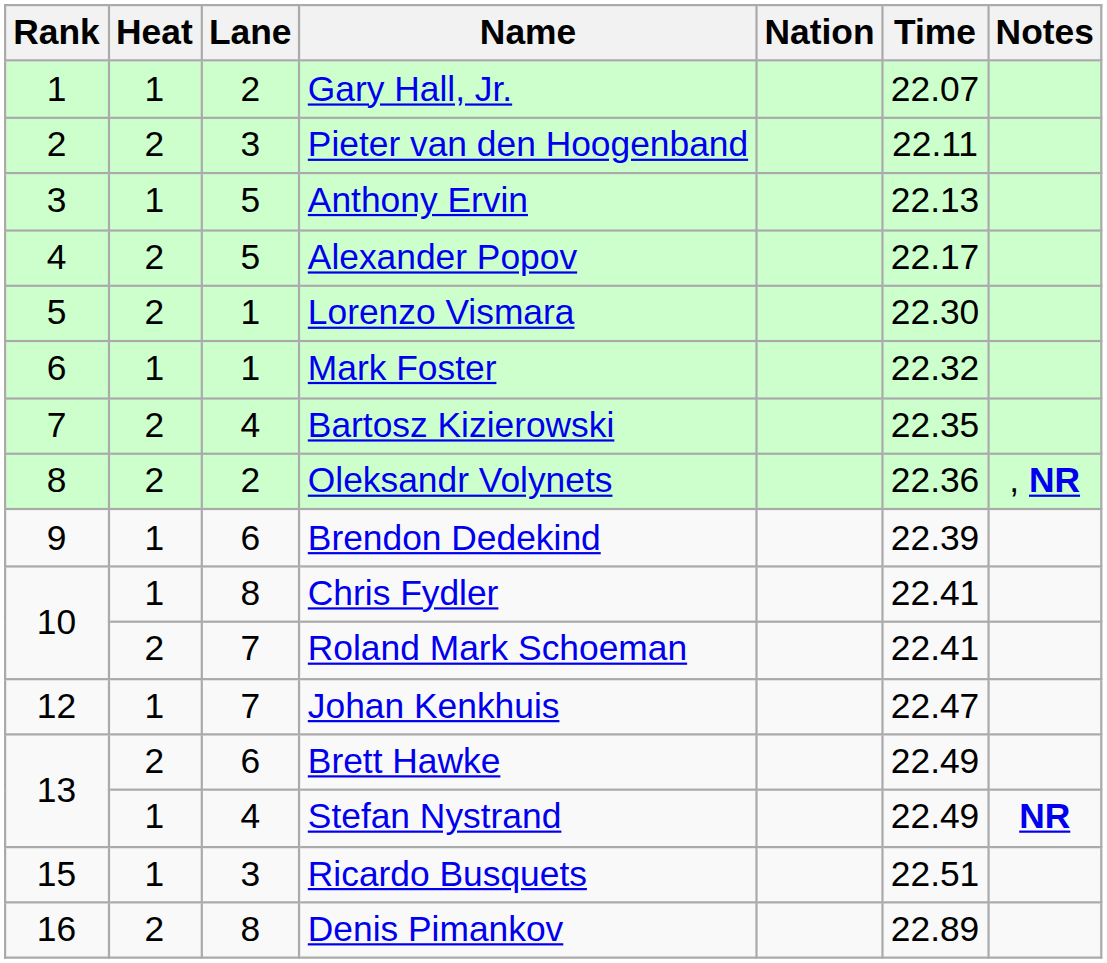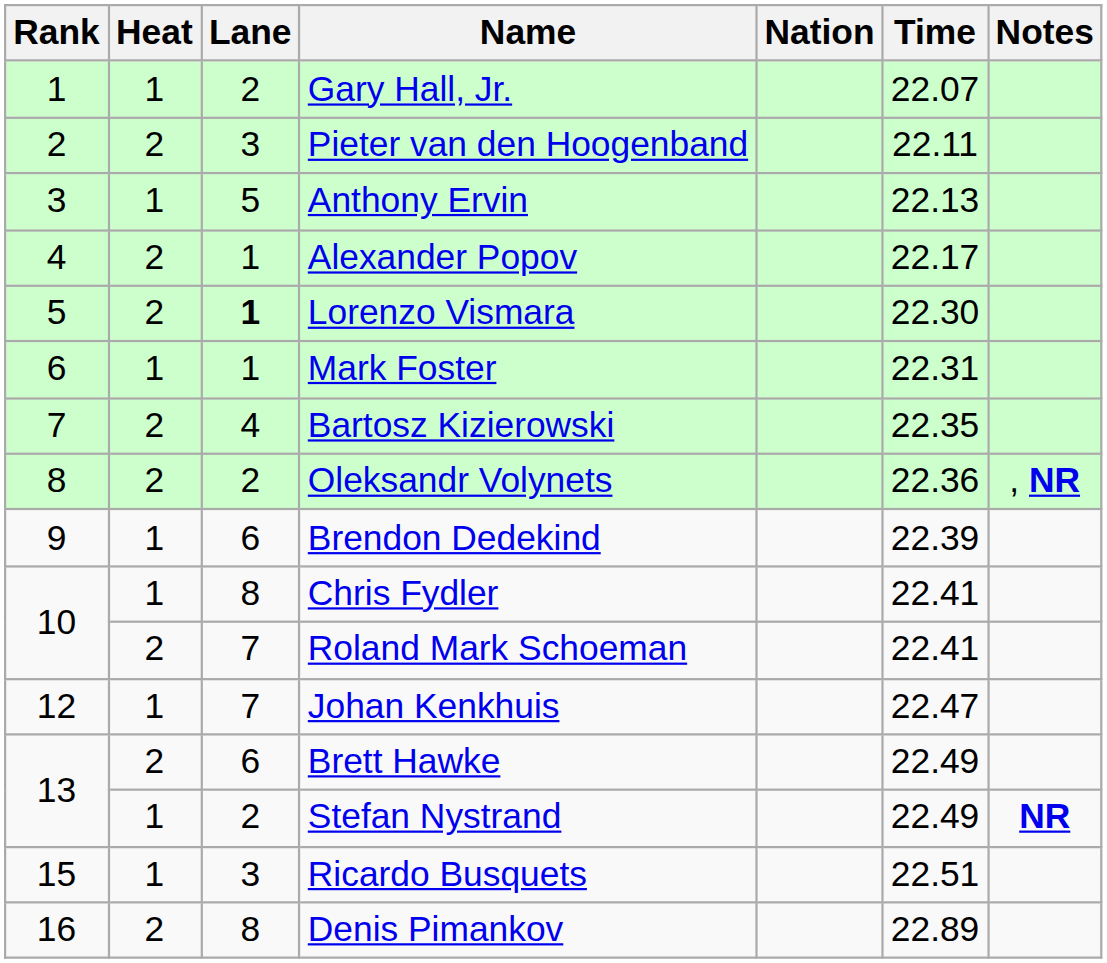(250, 256) 5 -> (250, 256) 1
(250, 312) normal -> (250, 312) bold
(935, 369) 22.32 -> (935, 369) 22.31
(250, 817) 4 -> (250, 817) 2
